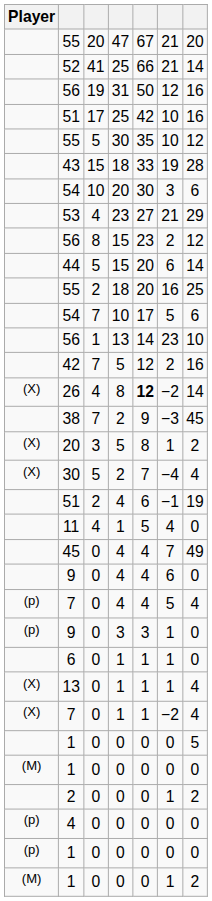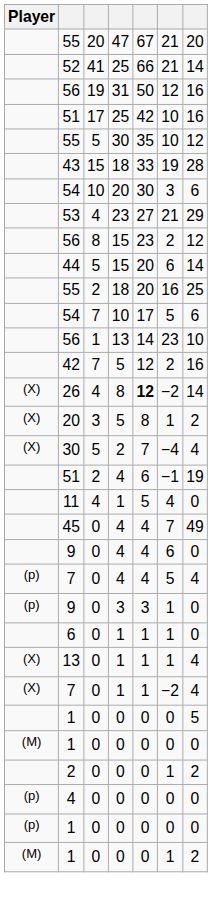- row: (71, 419)
